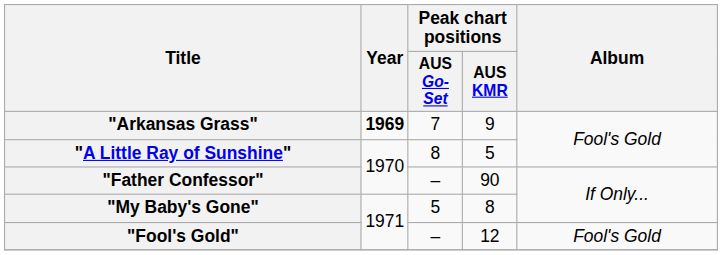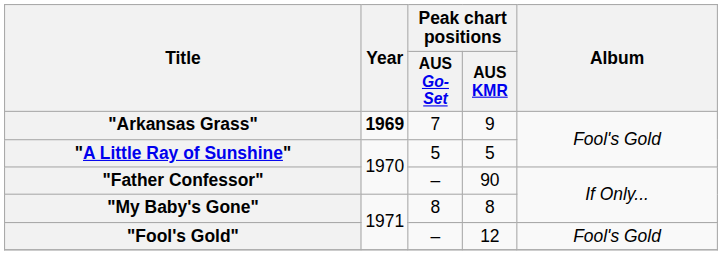(435, 152) 8 -> (435, 152) 5
(435, 208) 5 -> (435, 208) 8
